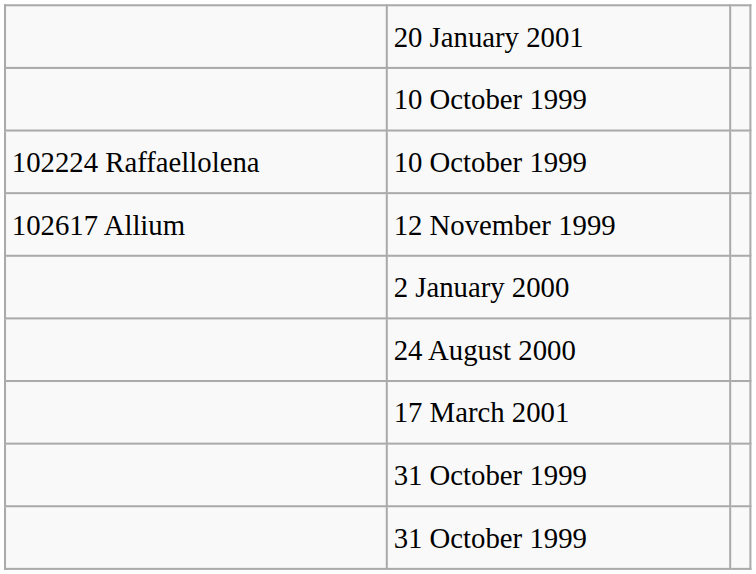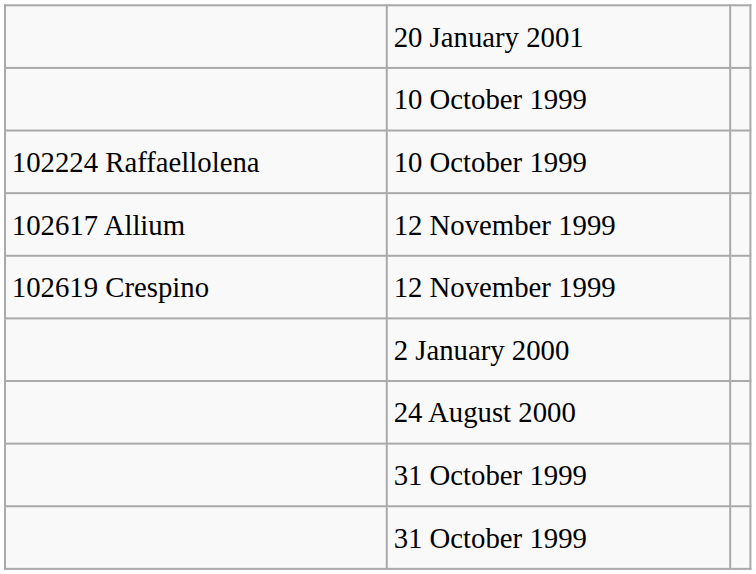+ row: (110, 287)
- row: (196, 413)
